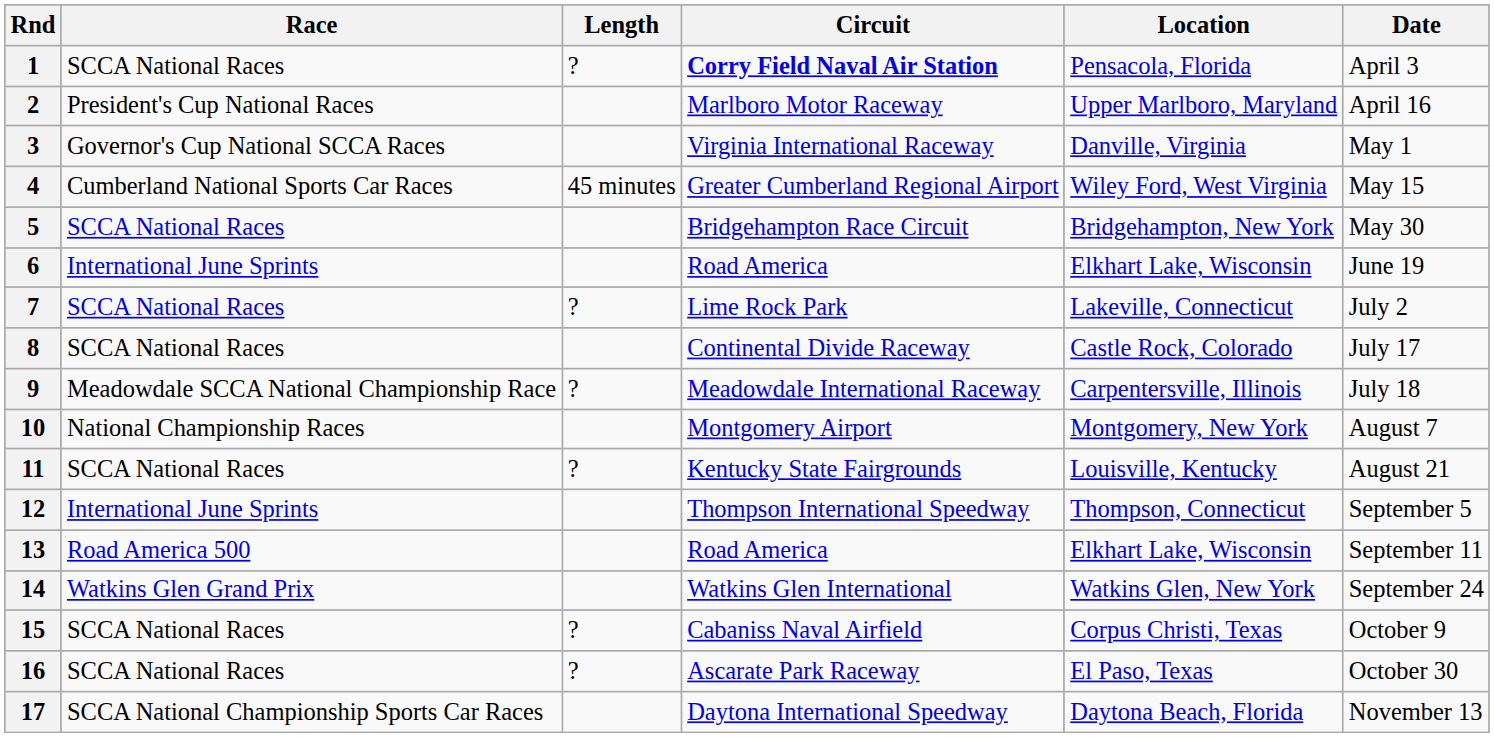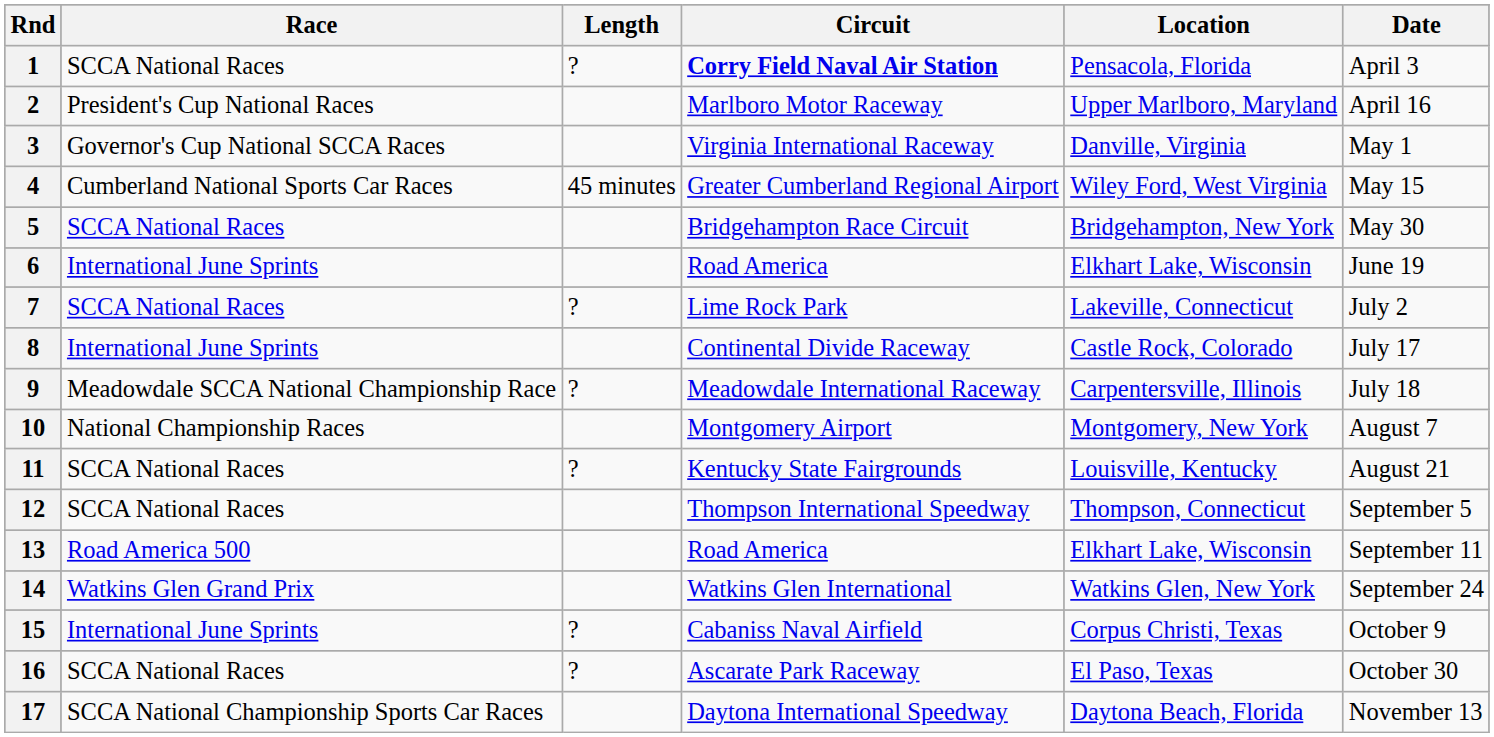(176, 348) SCCA National Races -> (193, 348) International June Sprints
(193, 509) International June Sprints -> (176, 509) SCCA National Races
(176, 630) SCCA National Races -> (193, 630) International June Sprints
